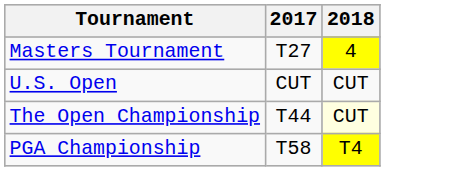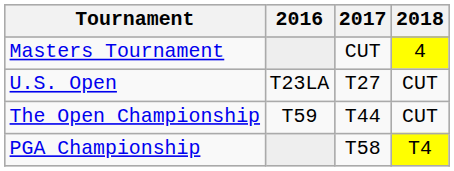+ column: (299, 21)
(293, 53) T27 -> (363, 53) CUT
(293, 85) CUT -> (363, 85) T27
(351, 117) lightyellow background -> (420, 117) no background
